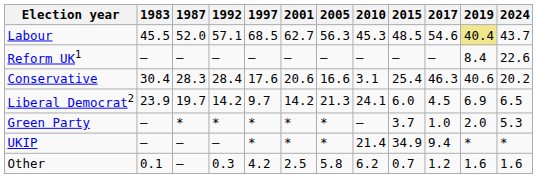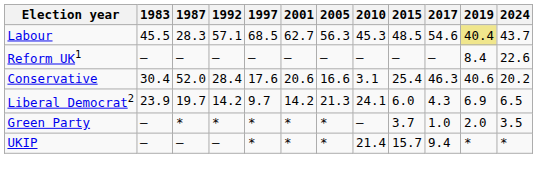(191, 35) 52.0 -> (191, 35) 28.3
(191, 79) 28.3 -> (191, 79) 52.0
(439, 101) 4.5 -> (439, 101) 4.3
(511, 123) 5.3 -> (511, 123) 3.5
(407, 143) 34.9 -> (407, 143) 15.7
- row: (26, 163)
